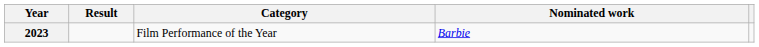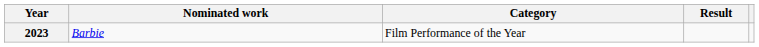columns swapped: (592, 13) <-> (101, 13)
